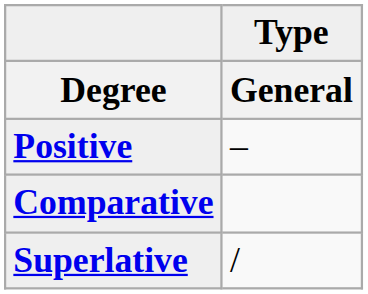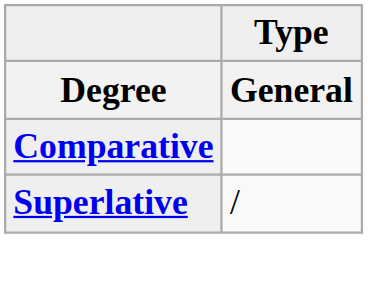- row: (73, 145)
